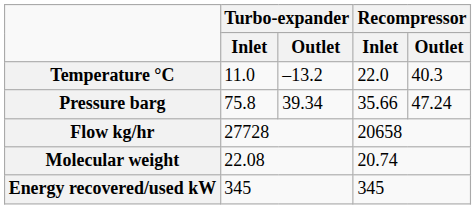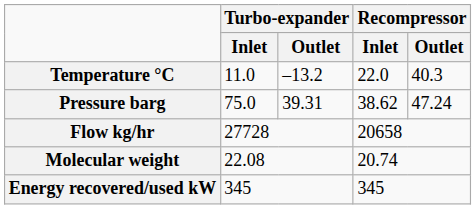(240, 103) 75.8 -> (240, 103) 75.0
(303, 103) 39.34 -> (303, 103) 39.31
(378, 103) 35.66 -> (378, 103) 38.62
